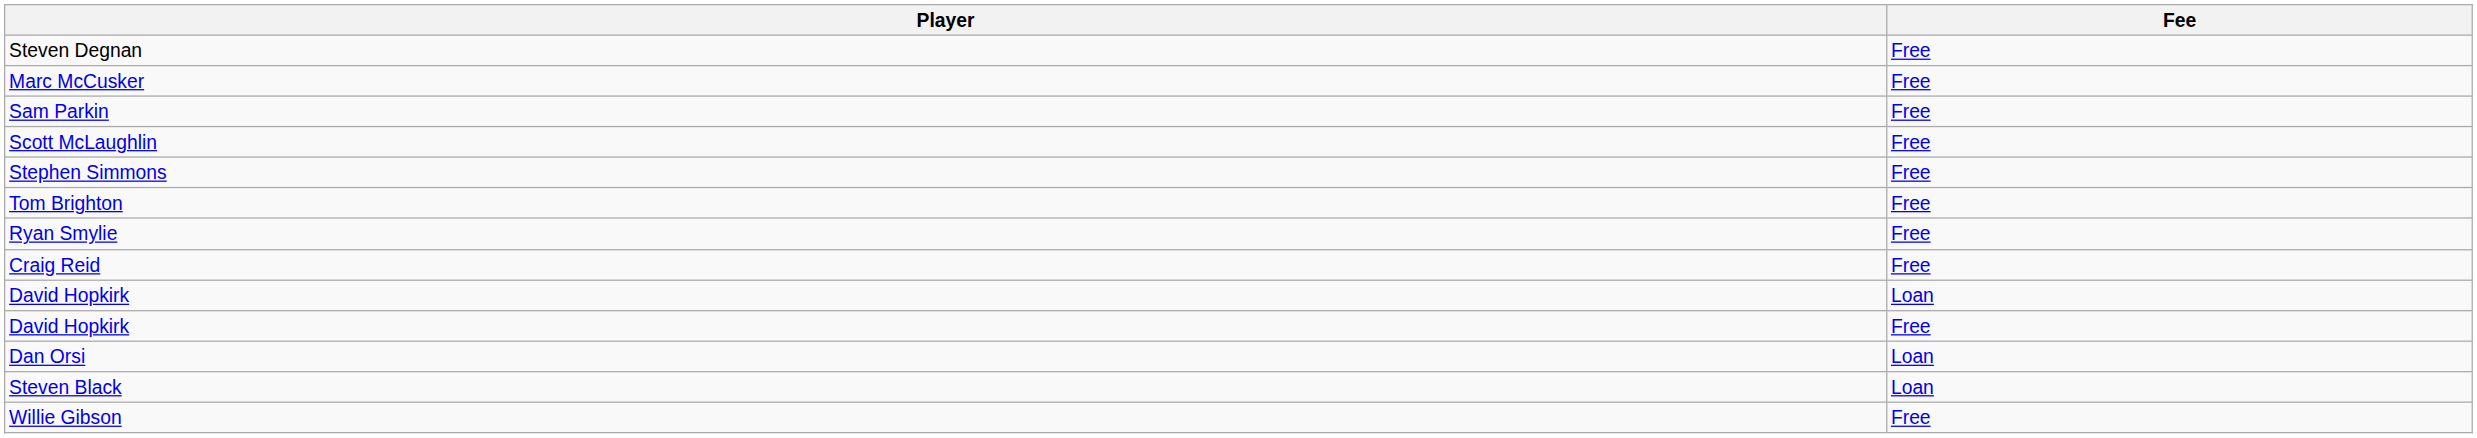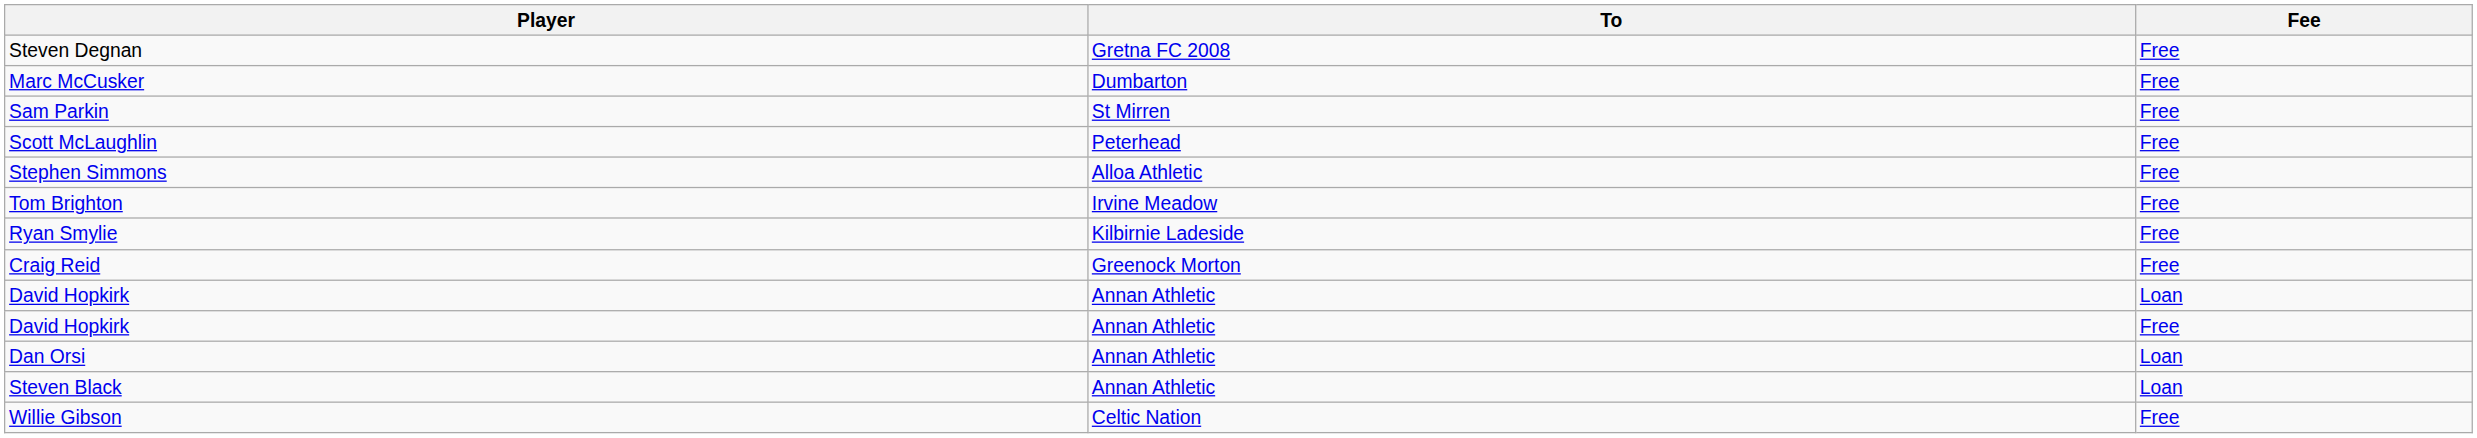+ column: (1611, 20)
